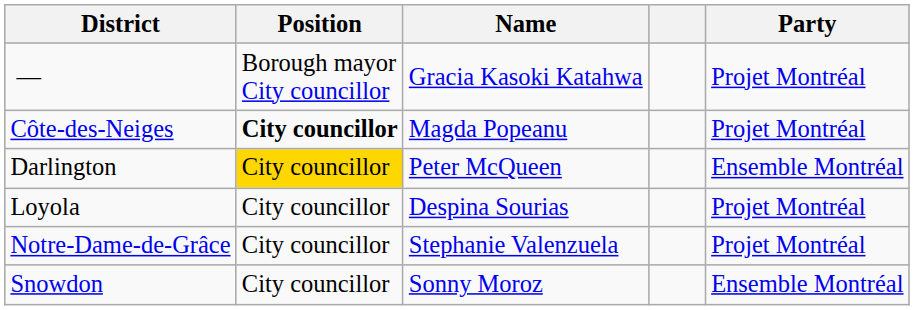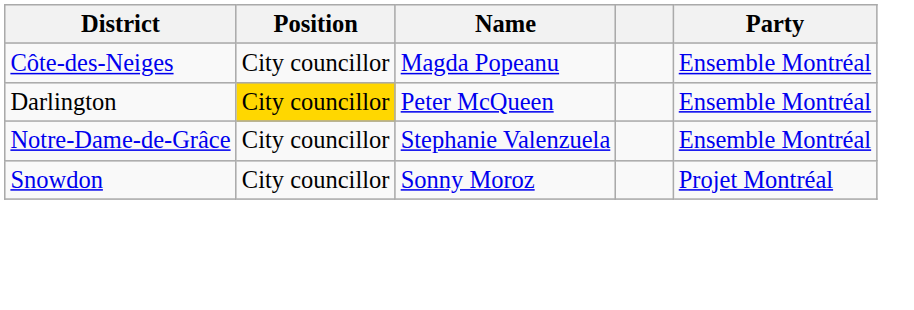- row: (26, 76)
(320, 129) bold -> (316, 62) normal
(788, 129) Projet Montréal -> (775, 62) Ensemble Montréal
- row: (45, 206)
(788, 245) Projet Montréal -> (775, 140) Ensemble Montréal
(807, 284) Ensemble Montréal -> (756, 179) Projet Montréal
